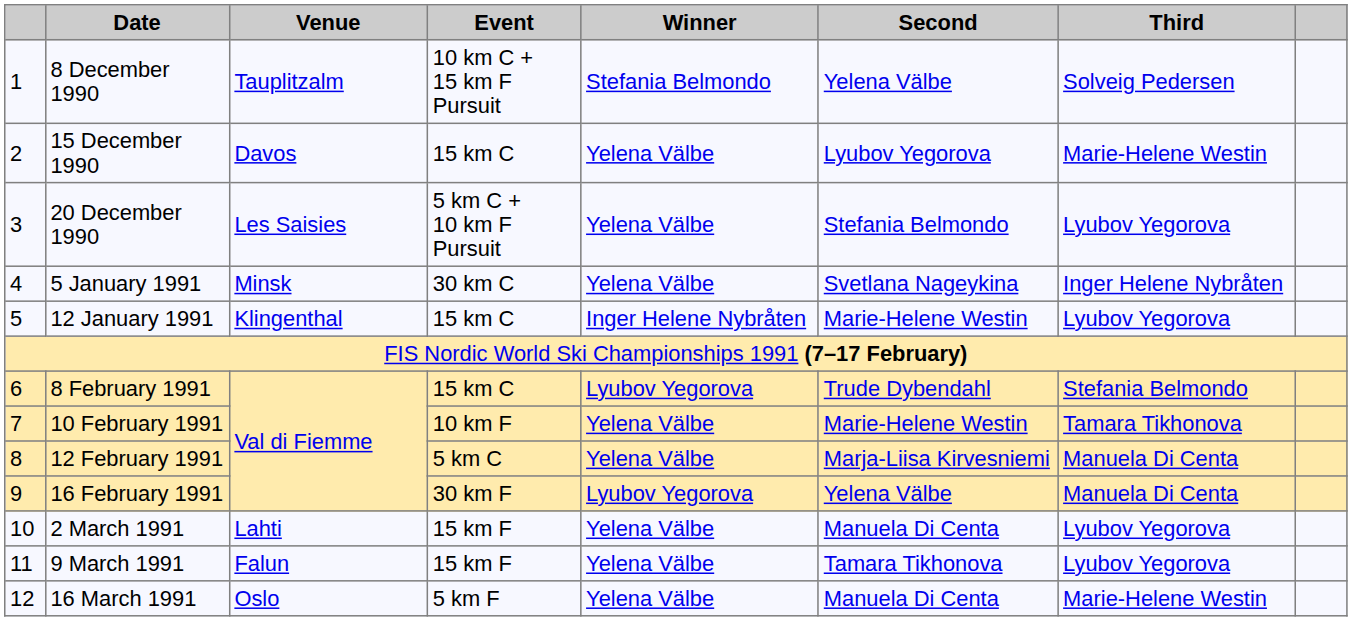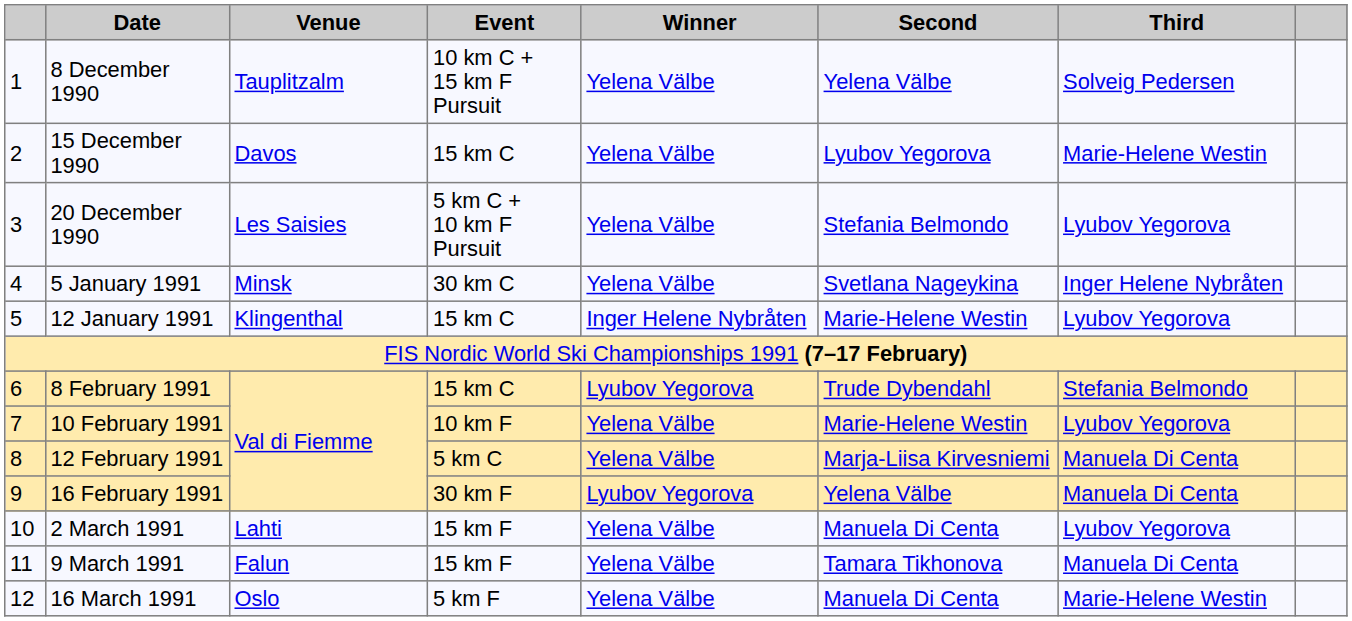(678, 82) Stefania Belmondo -> (650, 82) Yelena Välbe
(1152, 424) Tamara Tikhonova -> (1147, 424) Lyubov Yegorova
(1147, 563) Lyubov Yegorova -> (1151, 563) Manuela Di Centa
